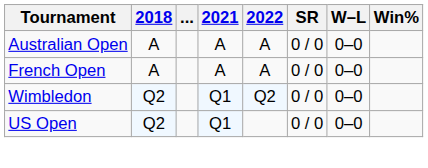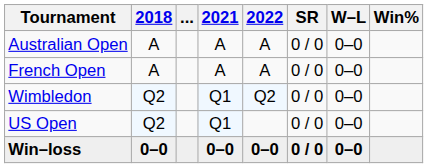+ row: (45, 149)
